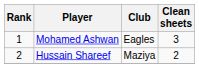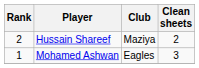rows swapped: (77, 39) <-> (73, 55)
